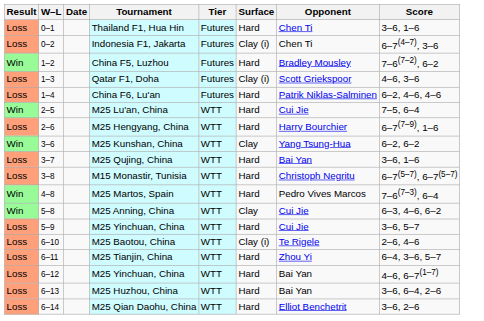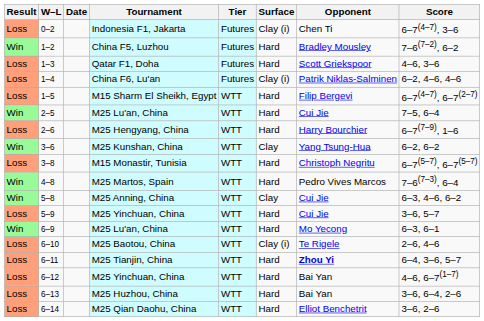- row: (48, 28)
(254, 79) Clay (i) -> (269, 63) Hard
(249, 94) Hard -> (274, 79) Clay (i)
+ row: (48, 96)
- row: (48, 160)
+ row: (48, 229)
(295, 257) normal -> (316, 260) bold
